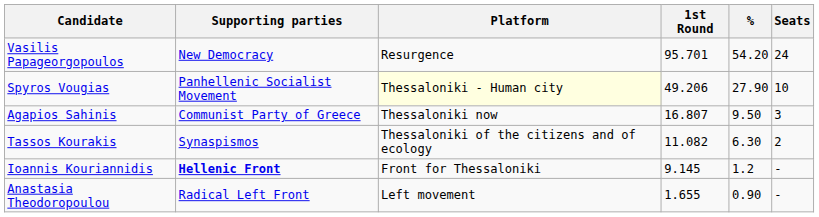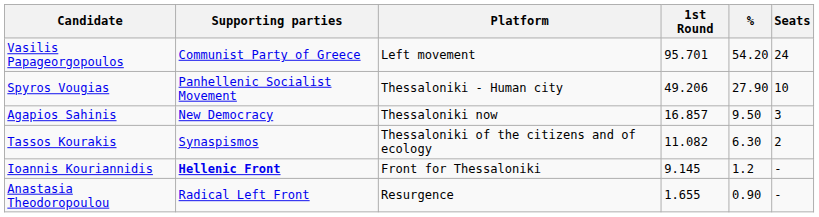(226, 55) New Democracy -> (270, 55) Communist Party of Greece
(417, 55) Resurgence -> (428, 55) Left movement
(472, 89) lightyellow background -> (472, 89) no background
(270, 115) Communist Party of Greece -> (226, 115) New Democracy
(686, 115) 16.807 -> (686, 115) 16.857
(428, 195) Left movement -> (417, 195) Resurgence
